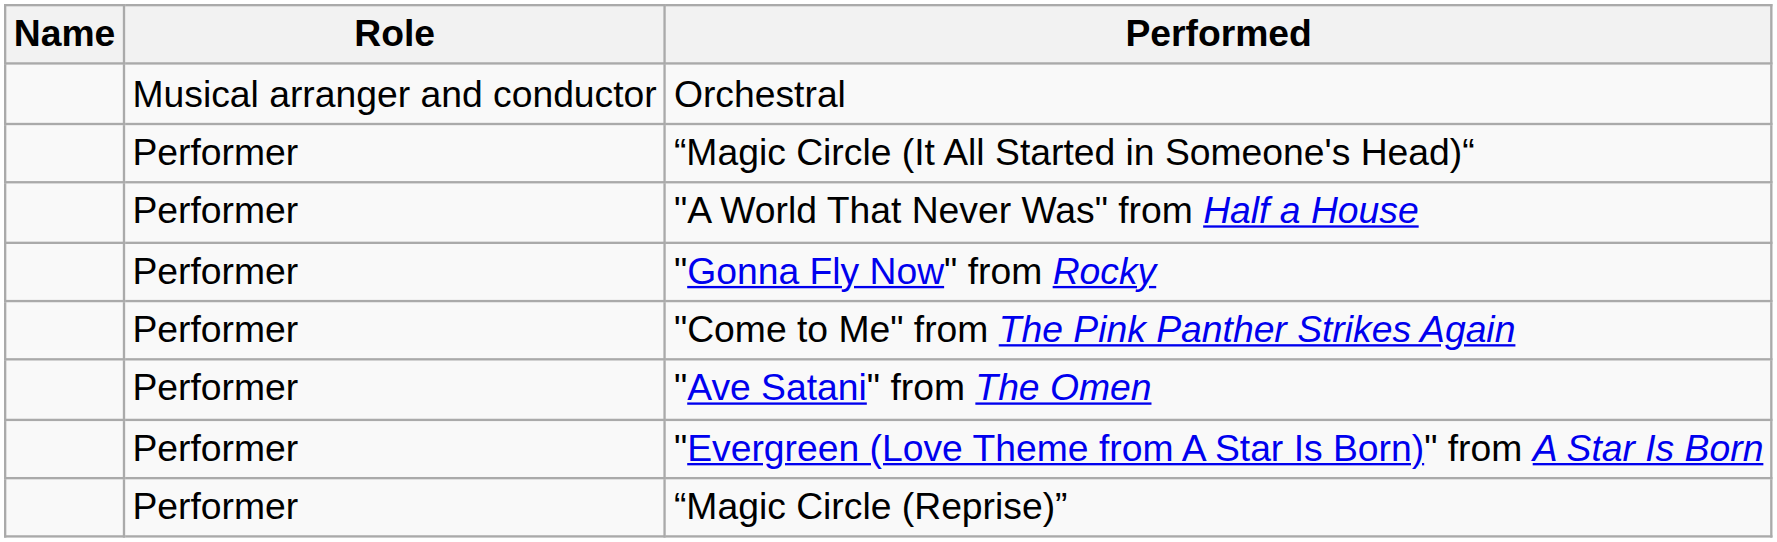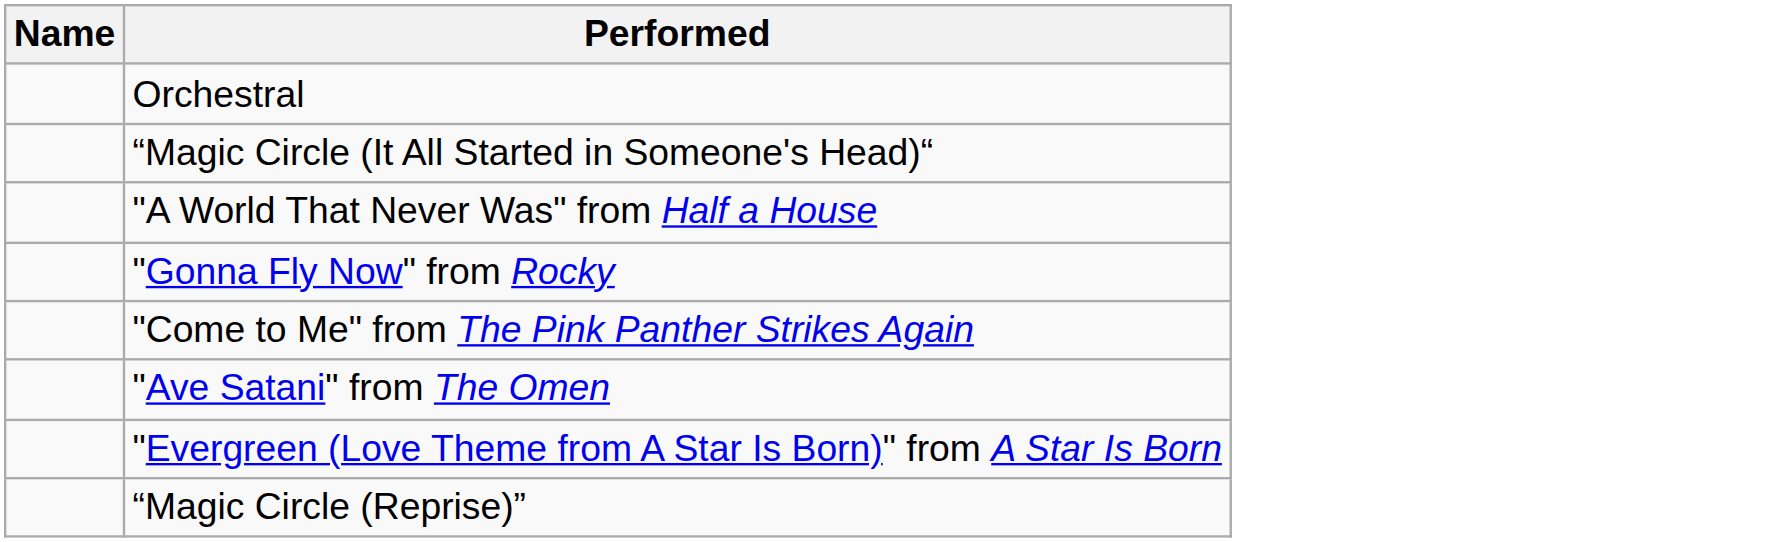- column: (395, 34)
